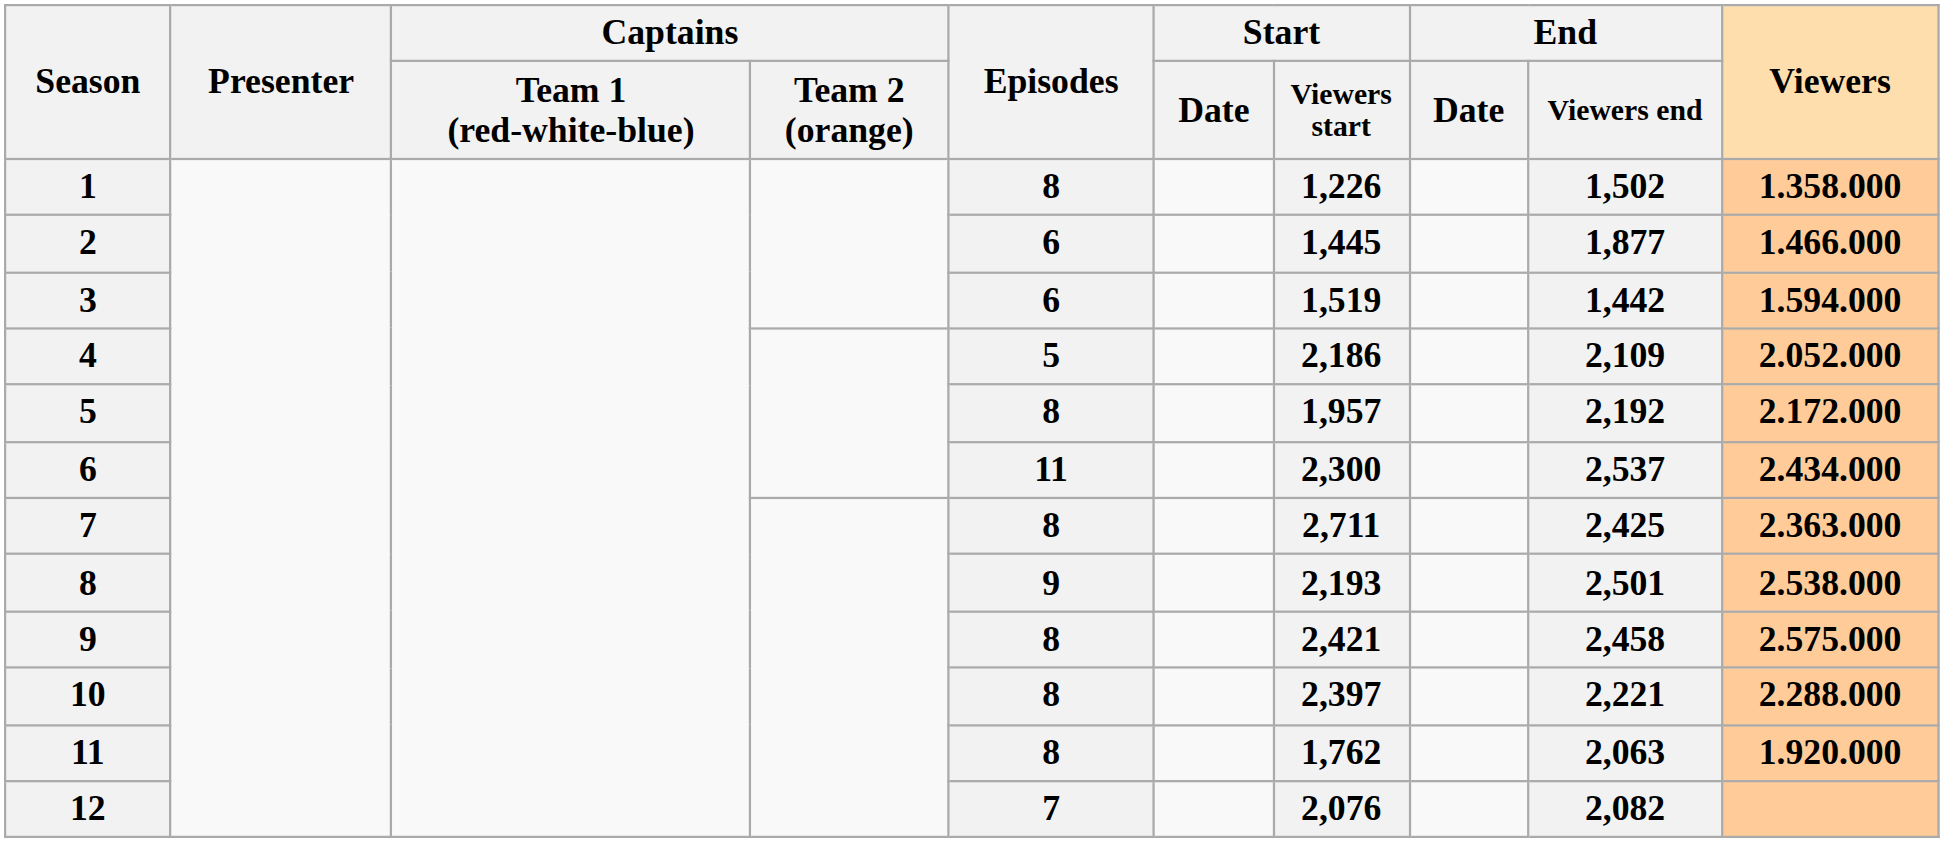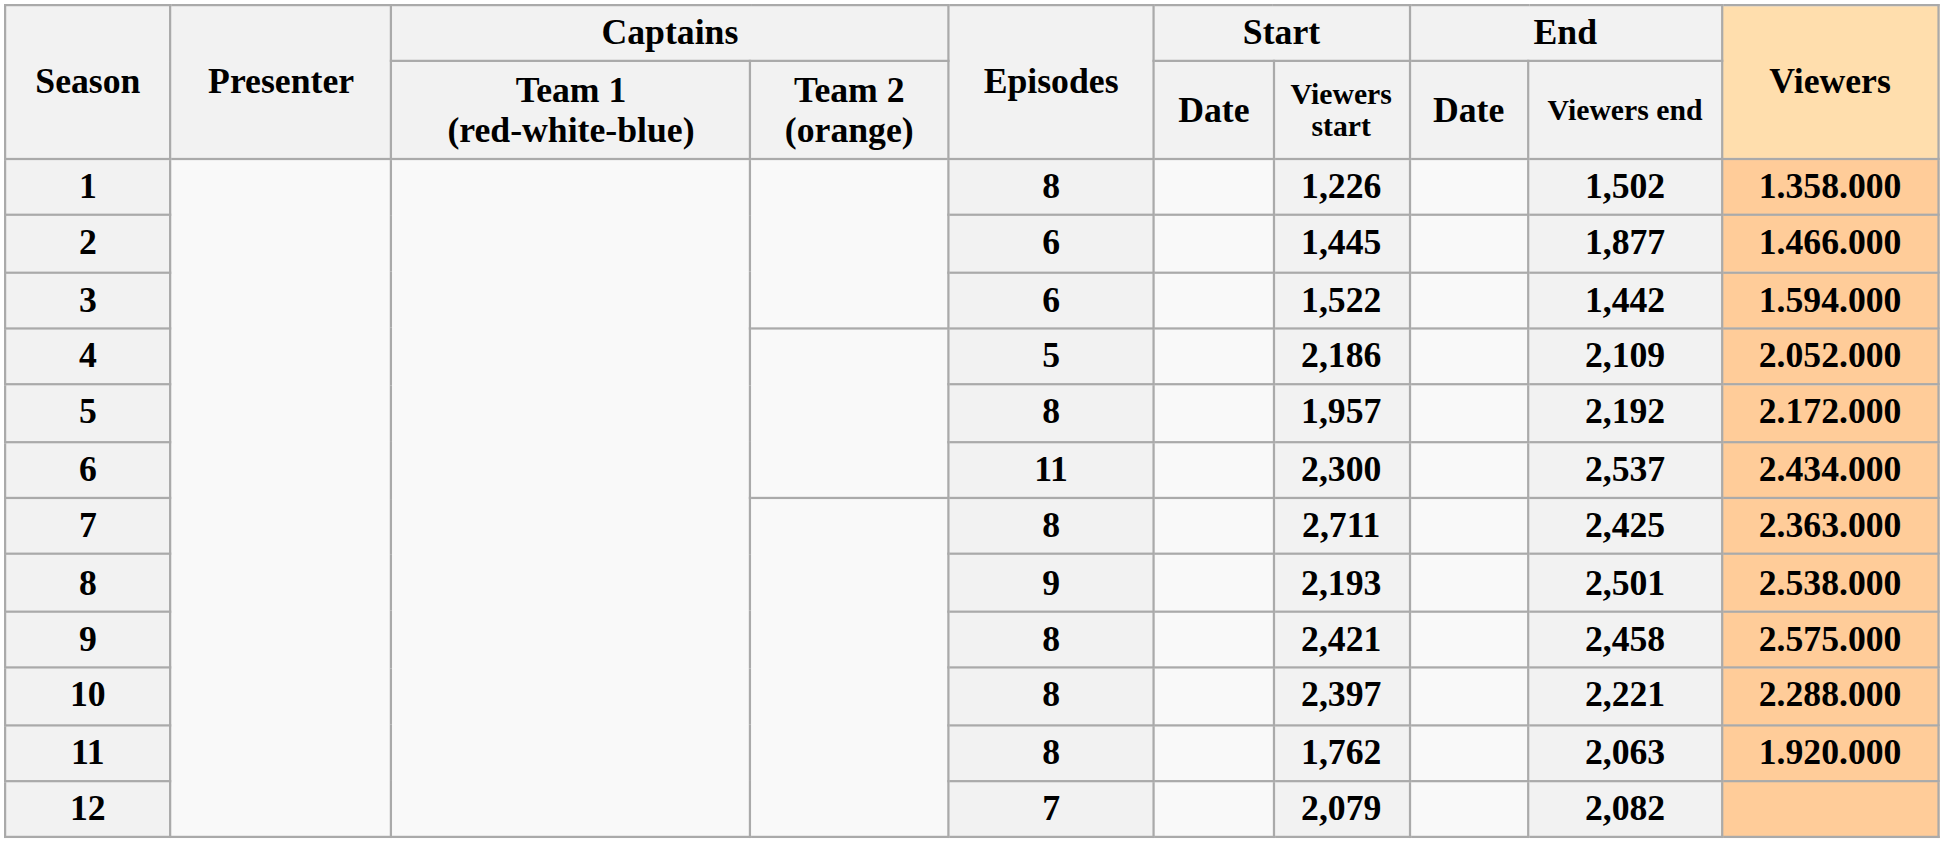(1341, 299) 1,519 -> (1341, 299) 1,522
(1341, 808) 2,076 -> (1341, 808) 2,079
